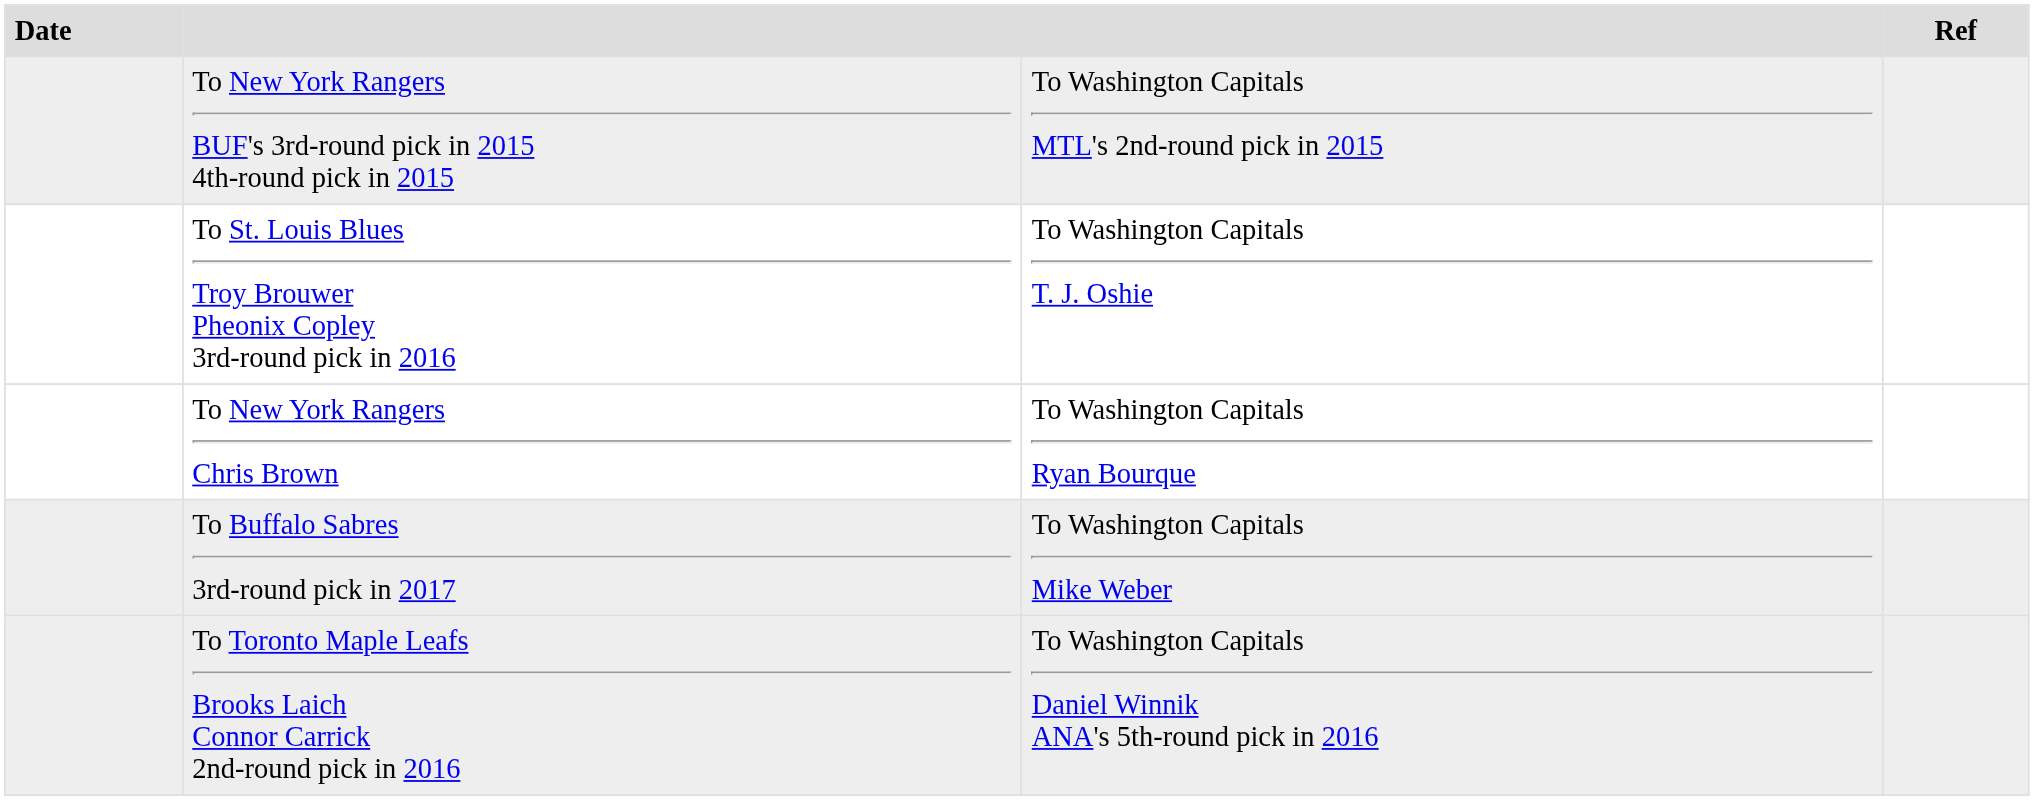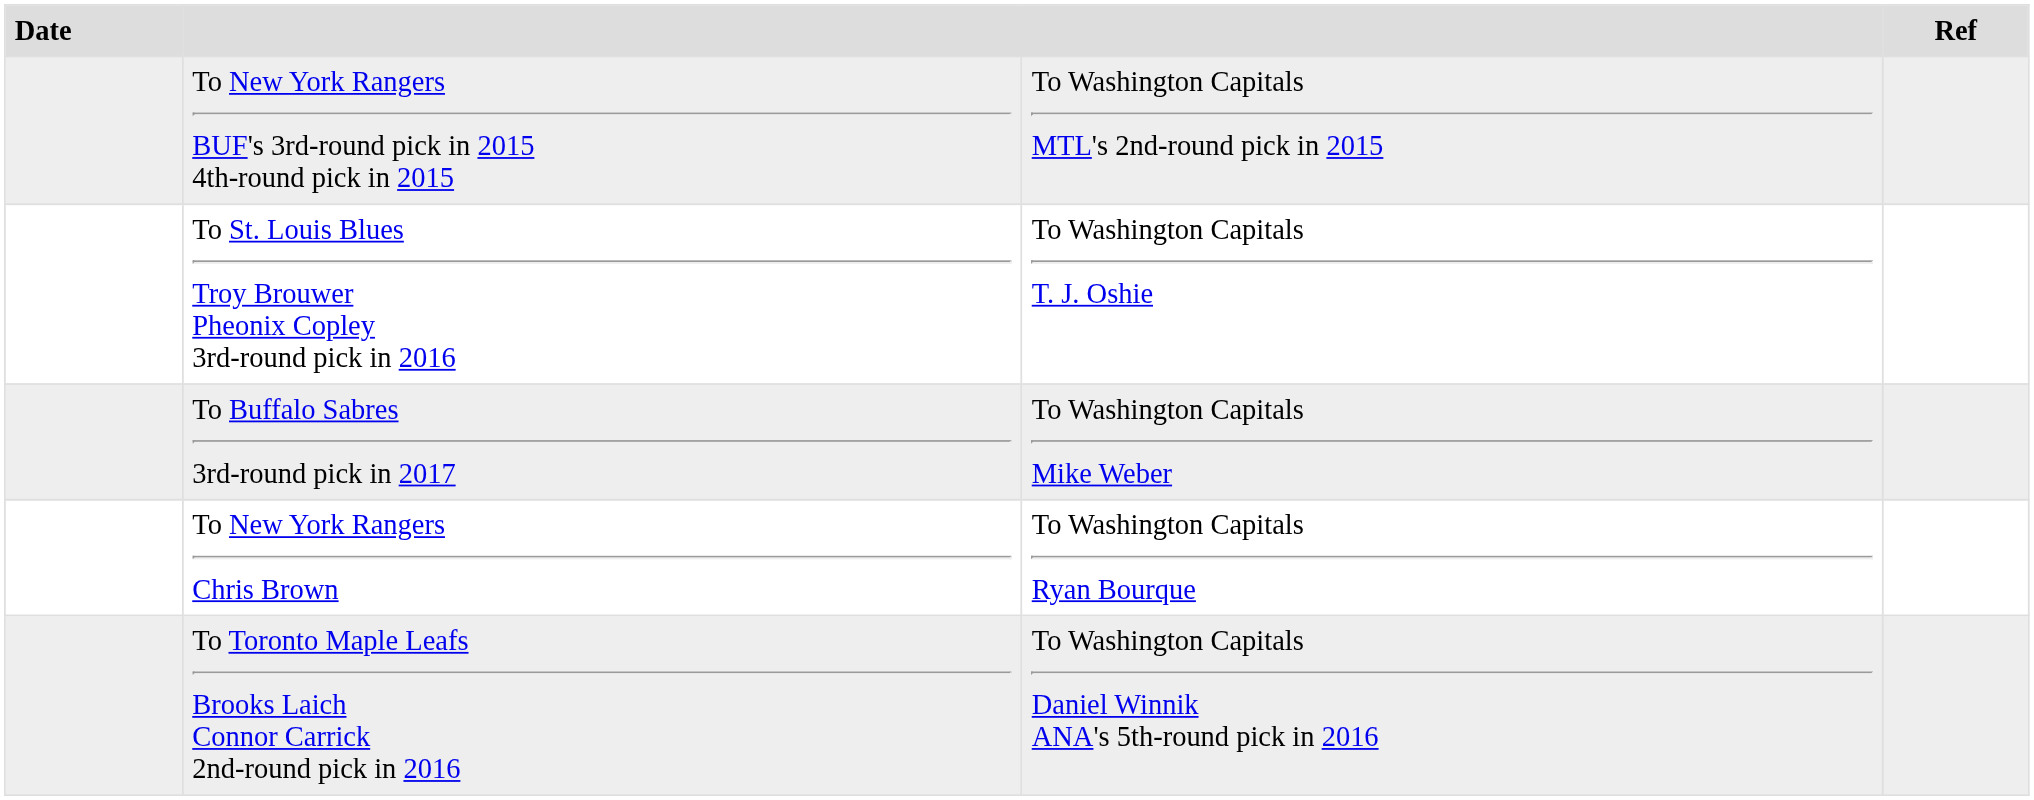rows swapped: (602, 557) <-> (602, 441)
